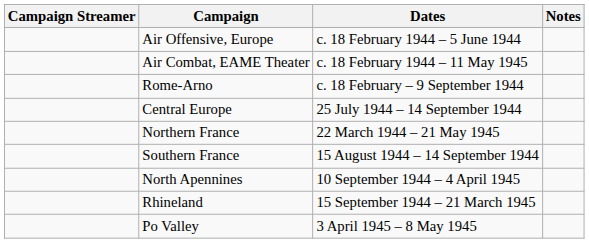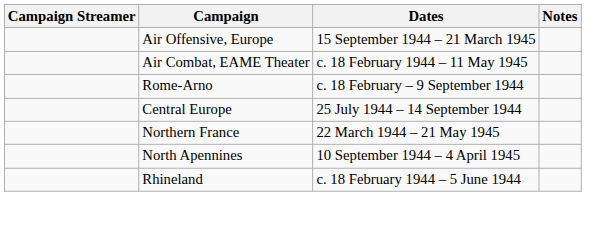(419, 39) c. 18 February 1944 – 5 June 1944 -> (426, 39) 15 September 1944 – 21 March 1945
- row: (191, 156)
(426, 202) 15 September 1944 – 21 March 1945 -> (419, 179) c. 18 February 1944 – 5 June 1944
- row: (171, 226)
